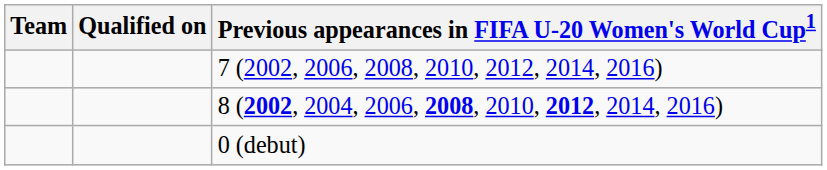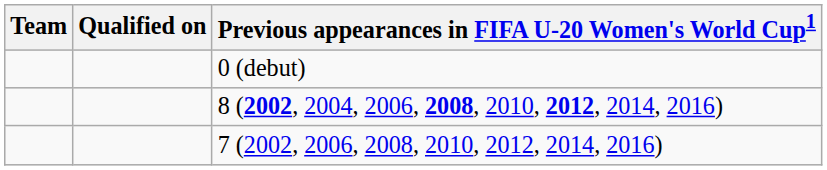rows swapped: (440, 68) <-> (262, 145)
